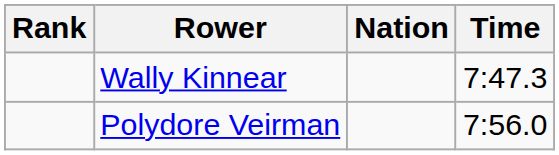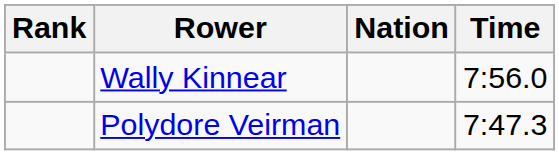(505, 76) 7:47.3 -> (505, 76) 7:56.0
(505, 125) 7:56.0 -> (505, 125) 7:47.3
